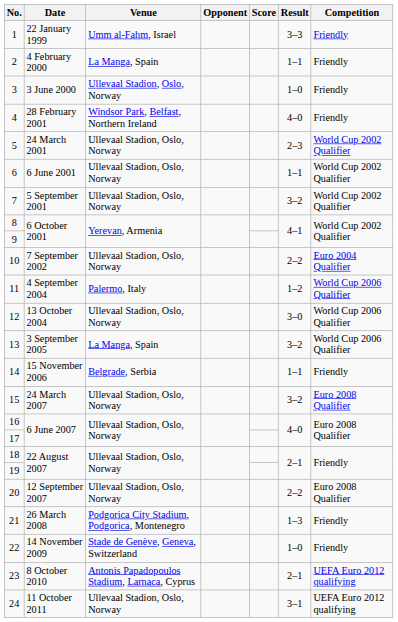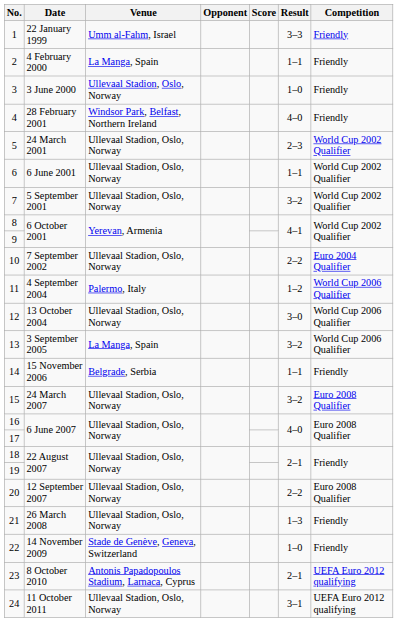(139, 520) Podgorica City Stadium, Podgorica, Montenegro -> (136, 520) Ullevaal Stadion, Oslo, Norway
